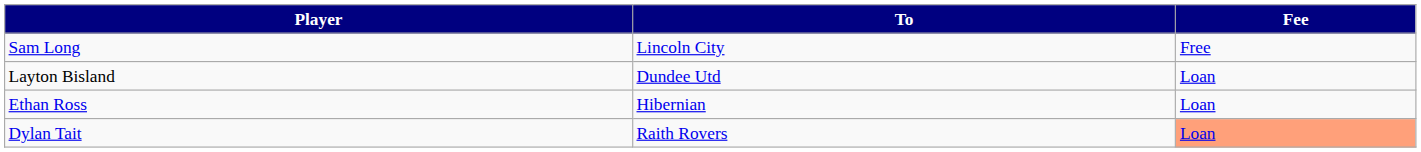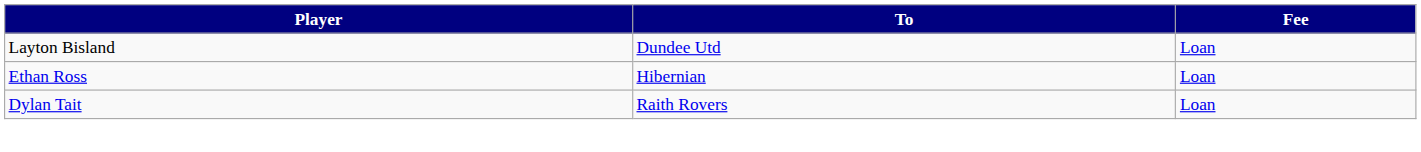- row: (44, 47)
(1198, 133) lightsalmon background -> (1198, 104) no background
